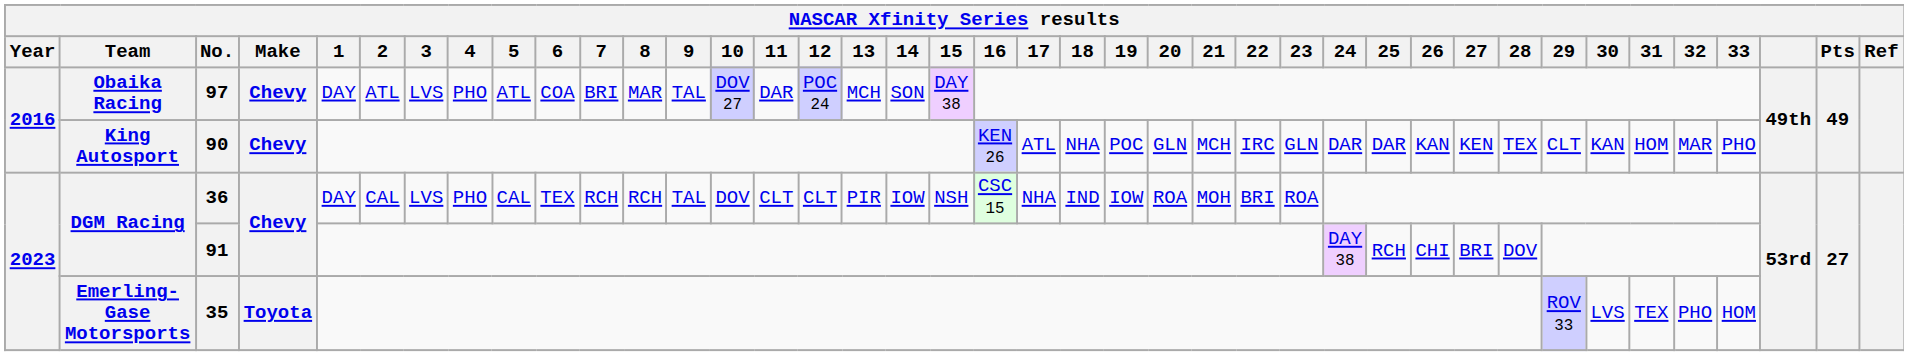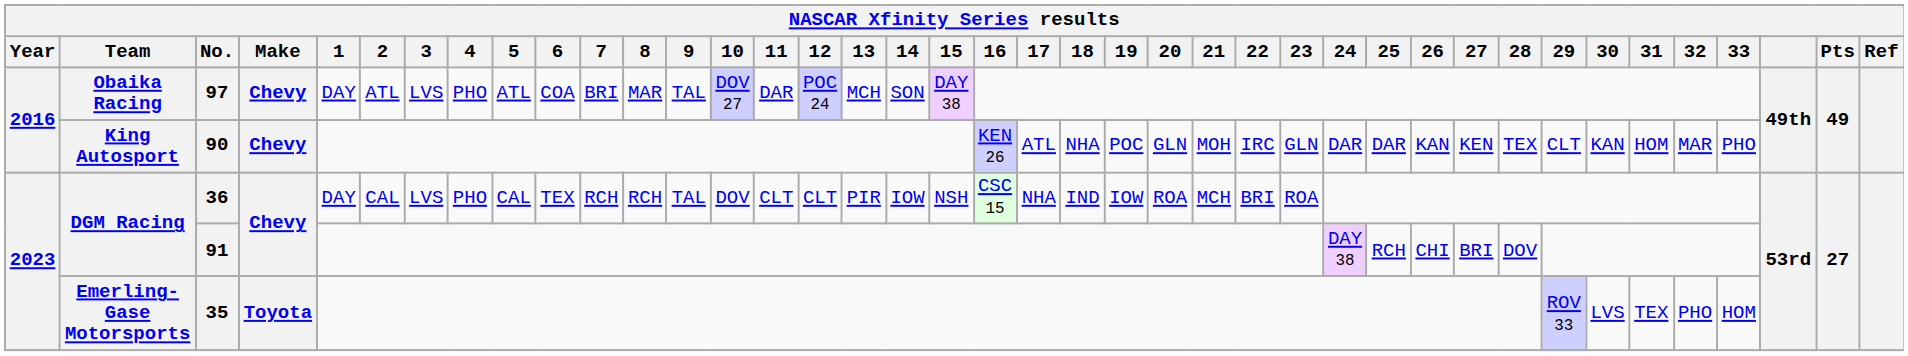(1214, 145) MCH -> (1214, 145) MOH
(1214, 198) MOH -> (1214, 198) MCH
